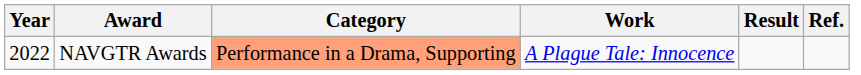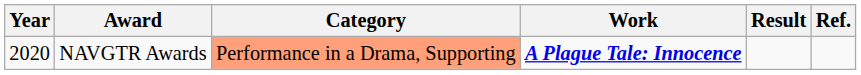(30, 52) 2022 -> (30, 52) 2020
(630, 52) normal -> (633, 52) bold
